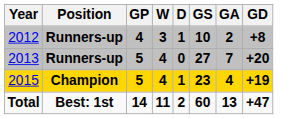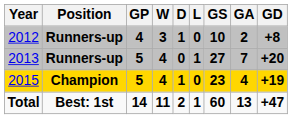+ column: (197, 15)
